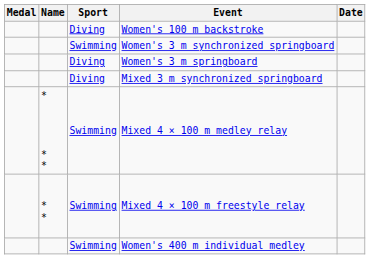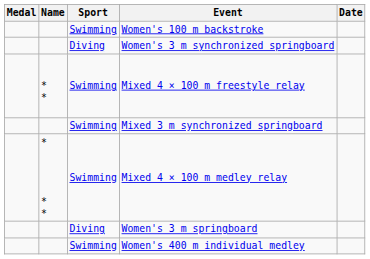(87, 29) Diving -> (93, 29) Swimming
(93, 45) Swimming -> (87, 45) Diving
rows swapped: (190, 62) <-> (213, 206)
(87, 78) Diving -> (93, 125) Swimming
